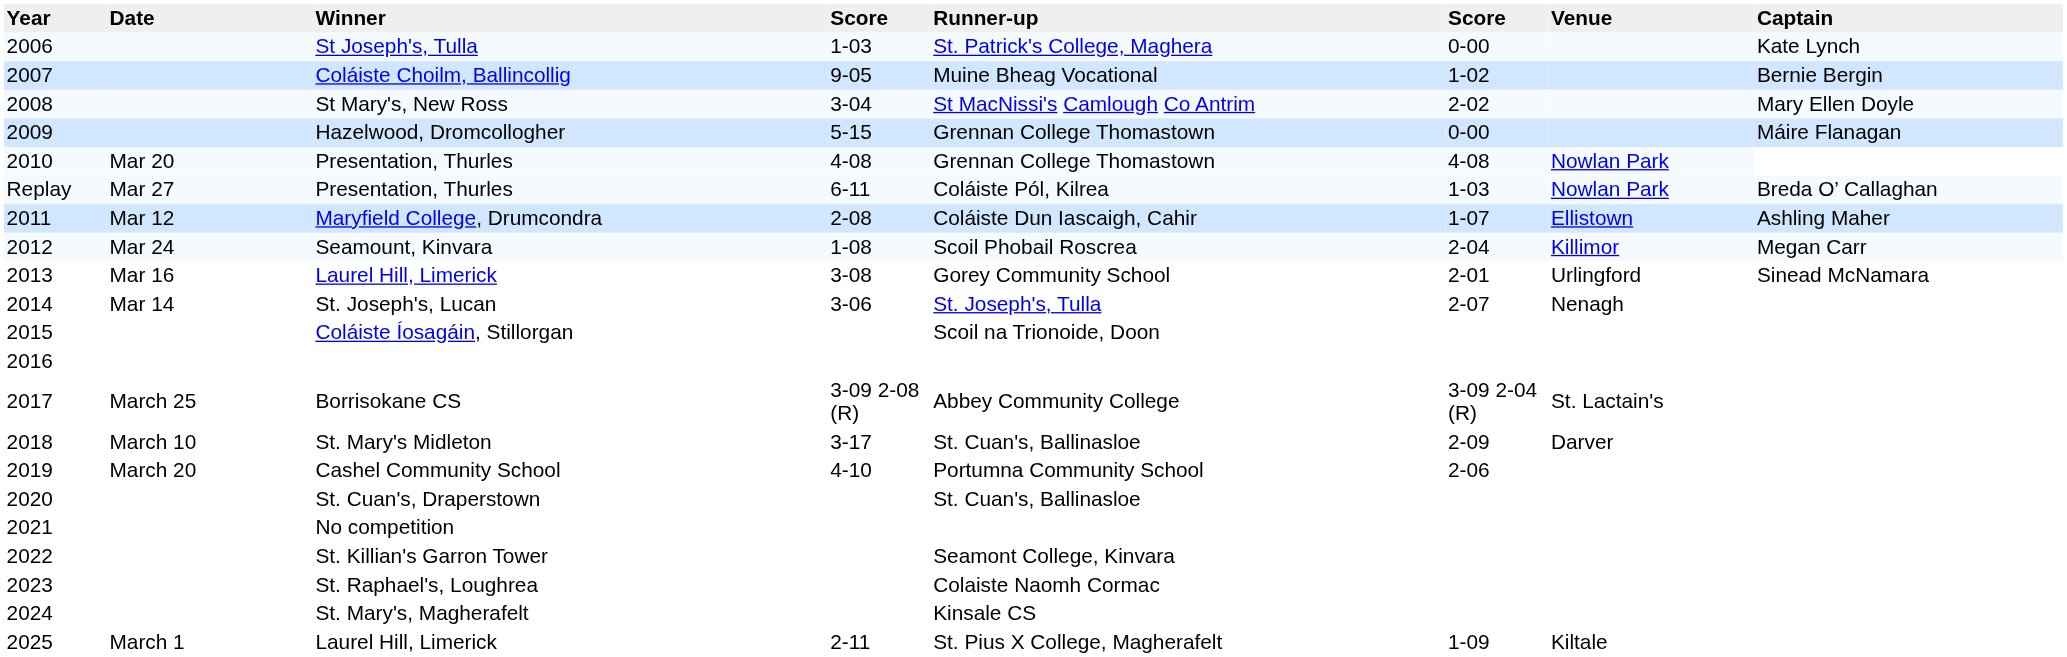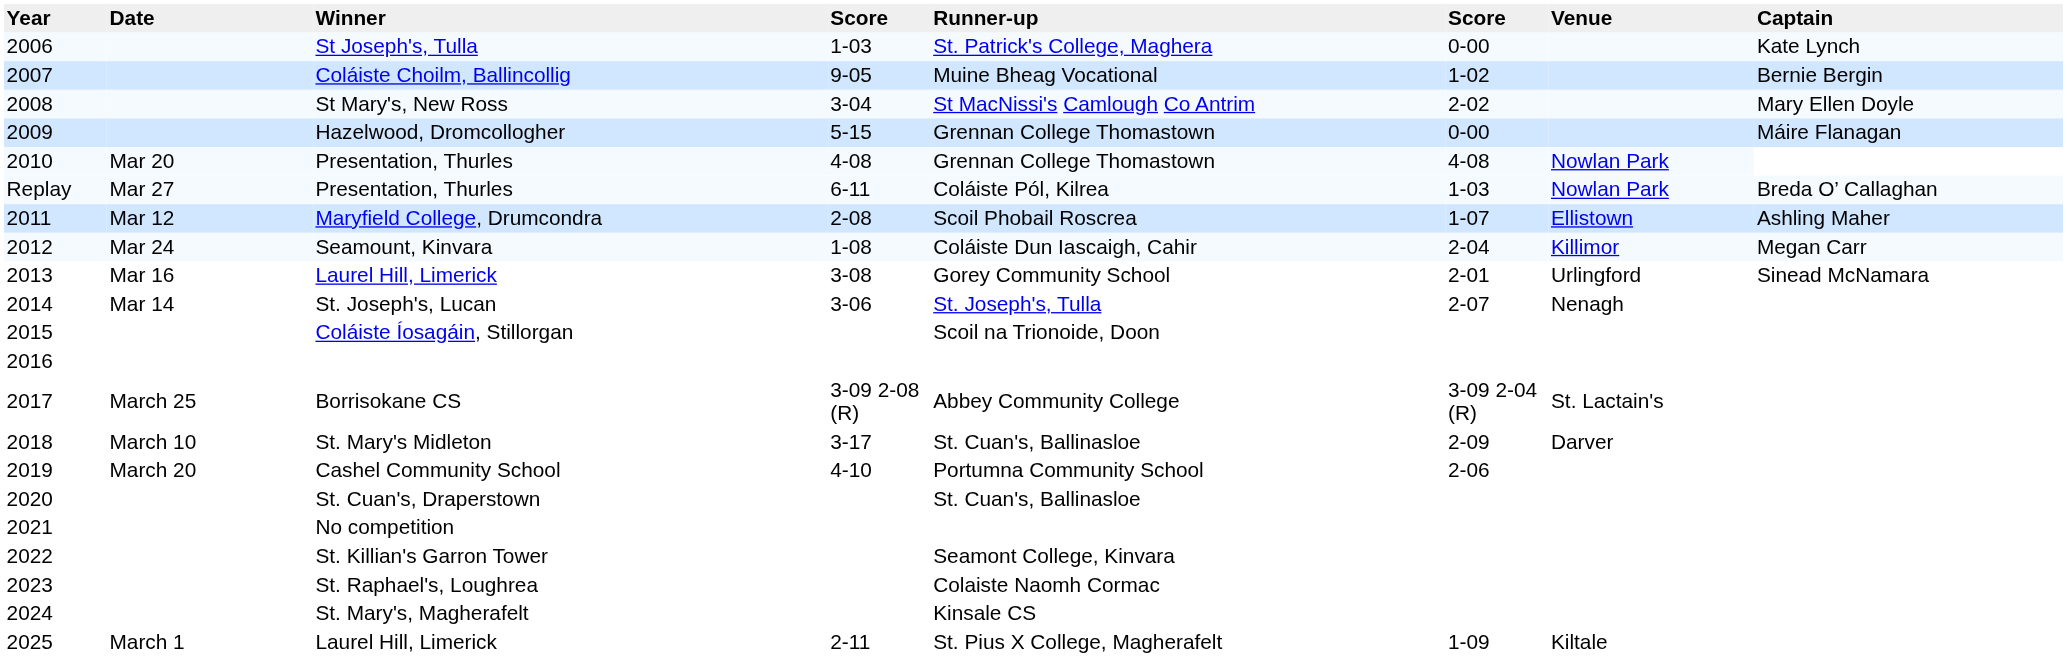(1065, 218) Coláiste Dun Iascaigh, Cahir -> (1035, 218) Scoil Phobail Roscrea
(1035, 246) Scoil Phobail Roscrea -> (1065, 246) Coláiste Dun Iascaigh, Cahir
